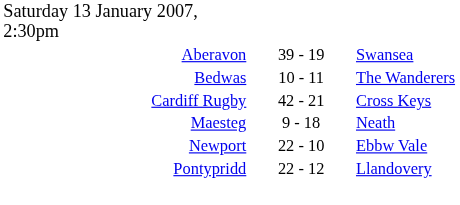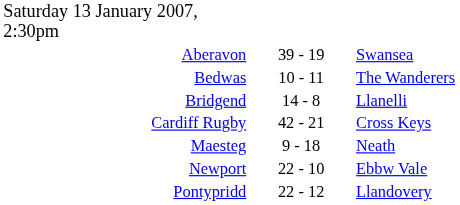+ row: (216, 100)
